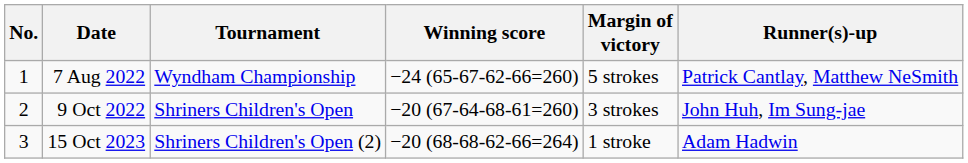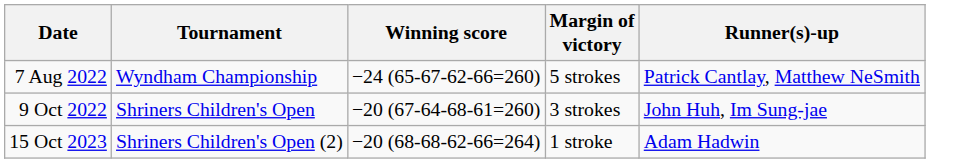- column: (24, 32)
